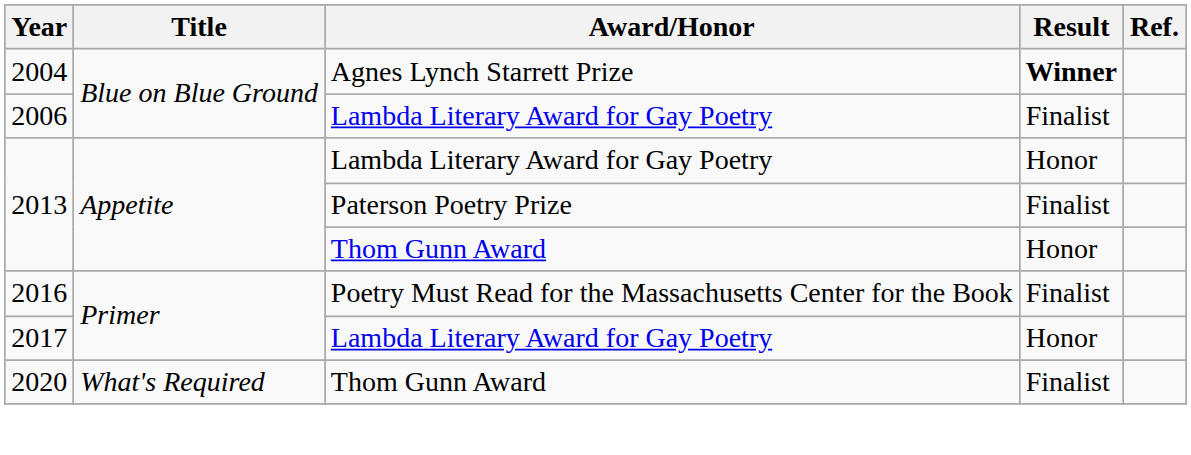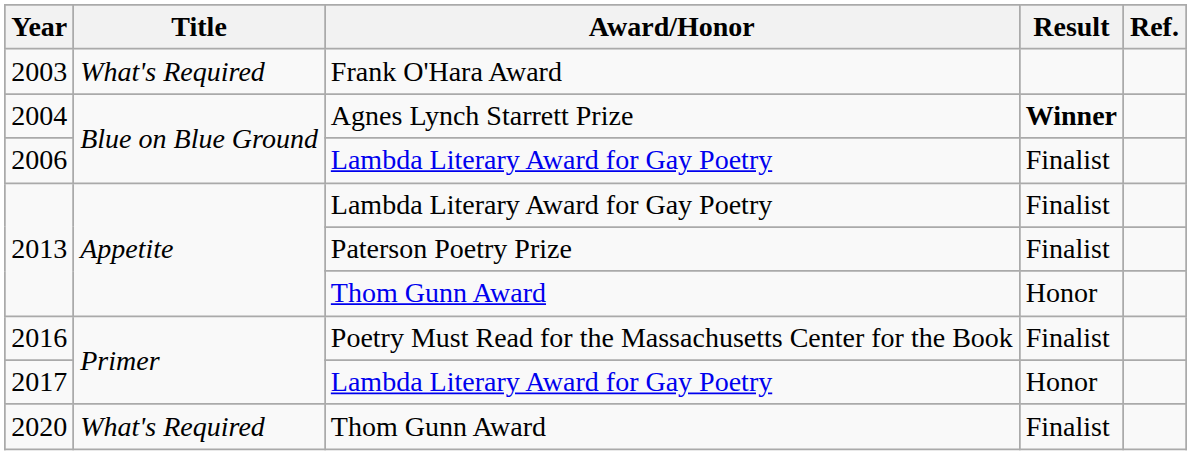+ row: (39, 71)
(1062, 159) Honor -> (1068, 204) Finalist
